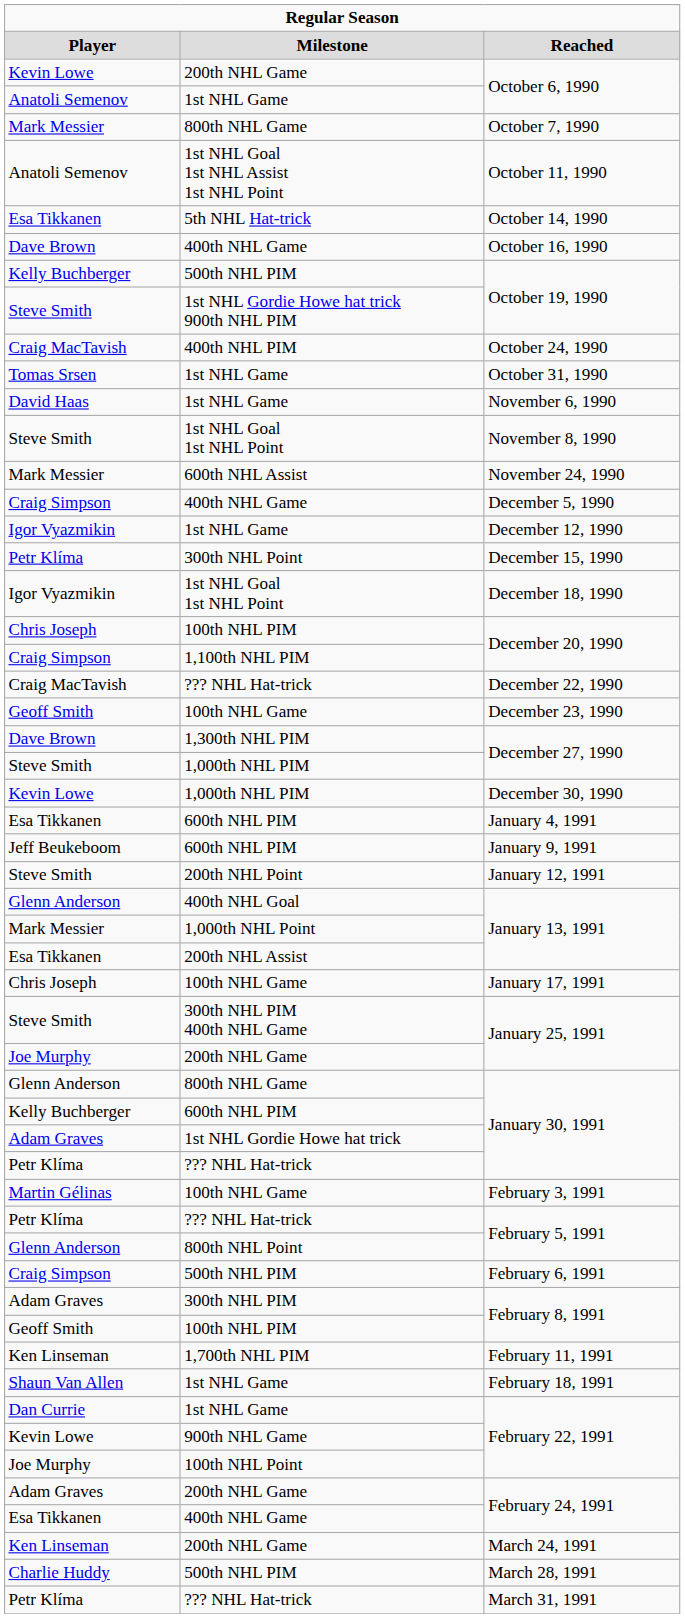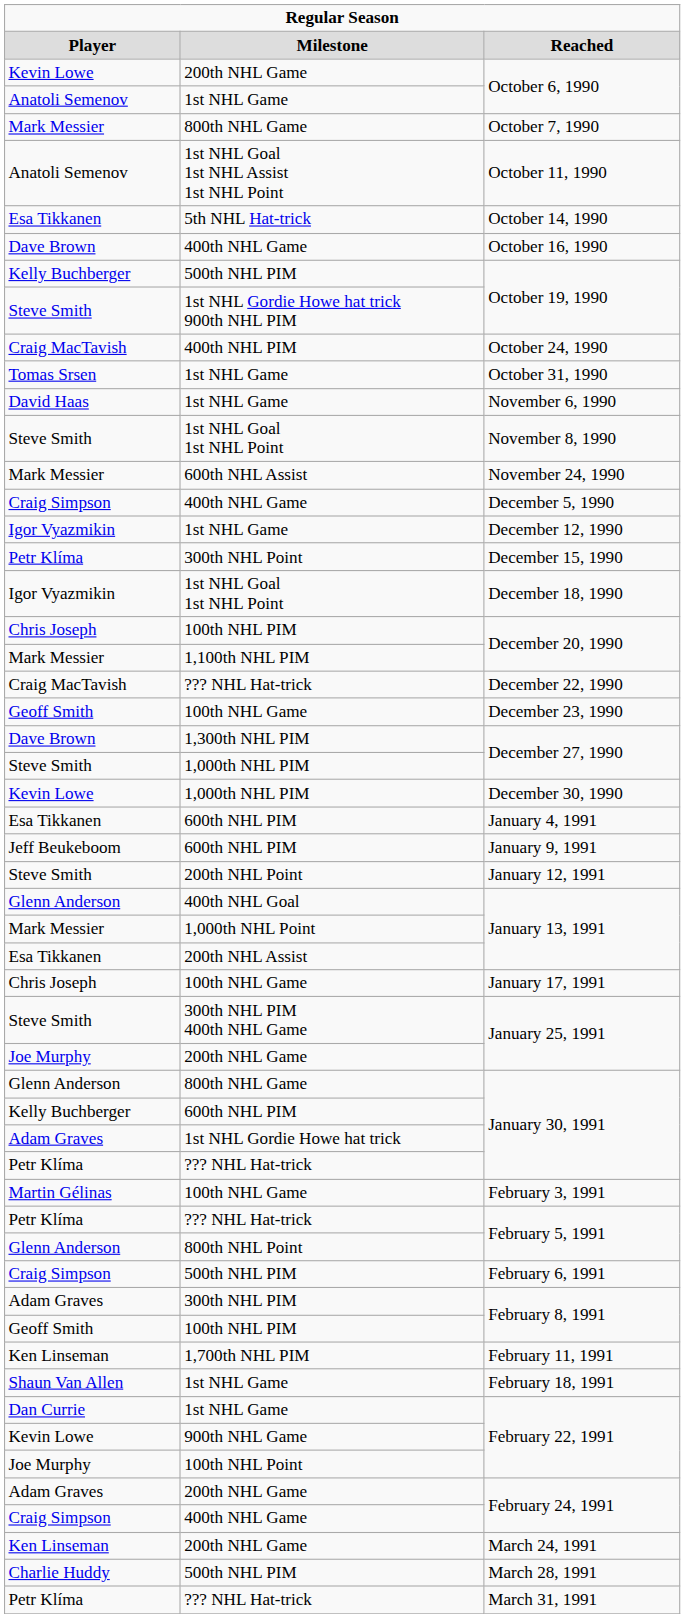(60, 657) Craig Simpson -> (56, 657) Mark Messier
(55, 1518) Esa Tikkanen -> (60, 1518) Craig Simpson
